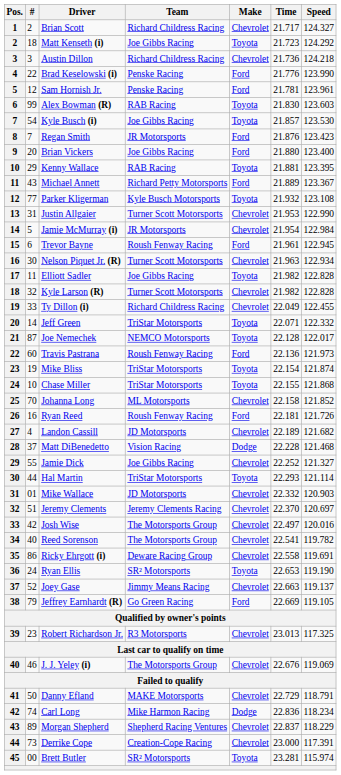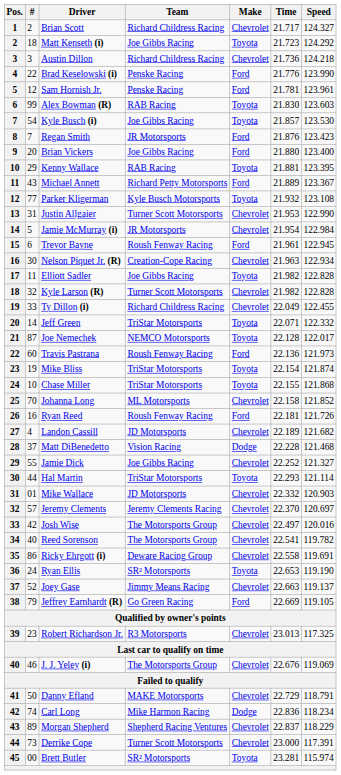(175, 261) Turner Scott Motorsports -> (170, 261) Creation-Cope Racing
(32, 509) 51 -> (32, 509) 57
(170, 742) Creation-Cope Racing -> (175, 742) Turner Scott Motorsports
